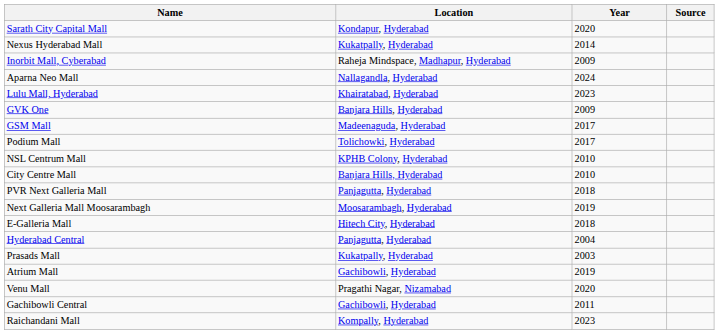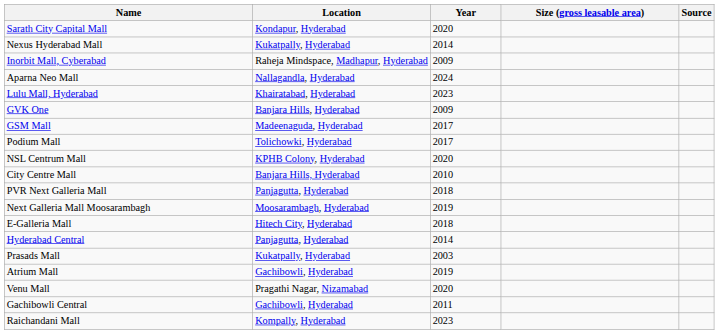+ column: (590, 12)
(585, 158) 2010 -> (443, 158) 2020
(585, 239) 2004 -> (443, 239) 2014
